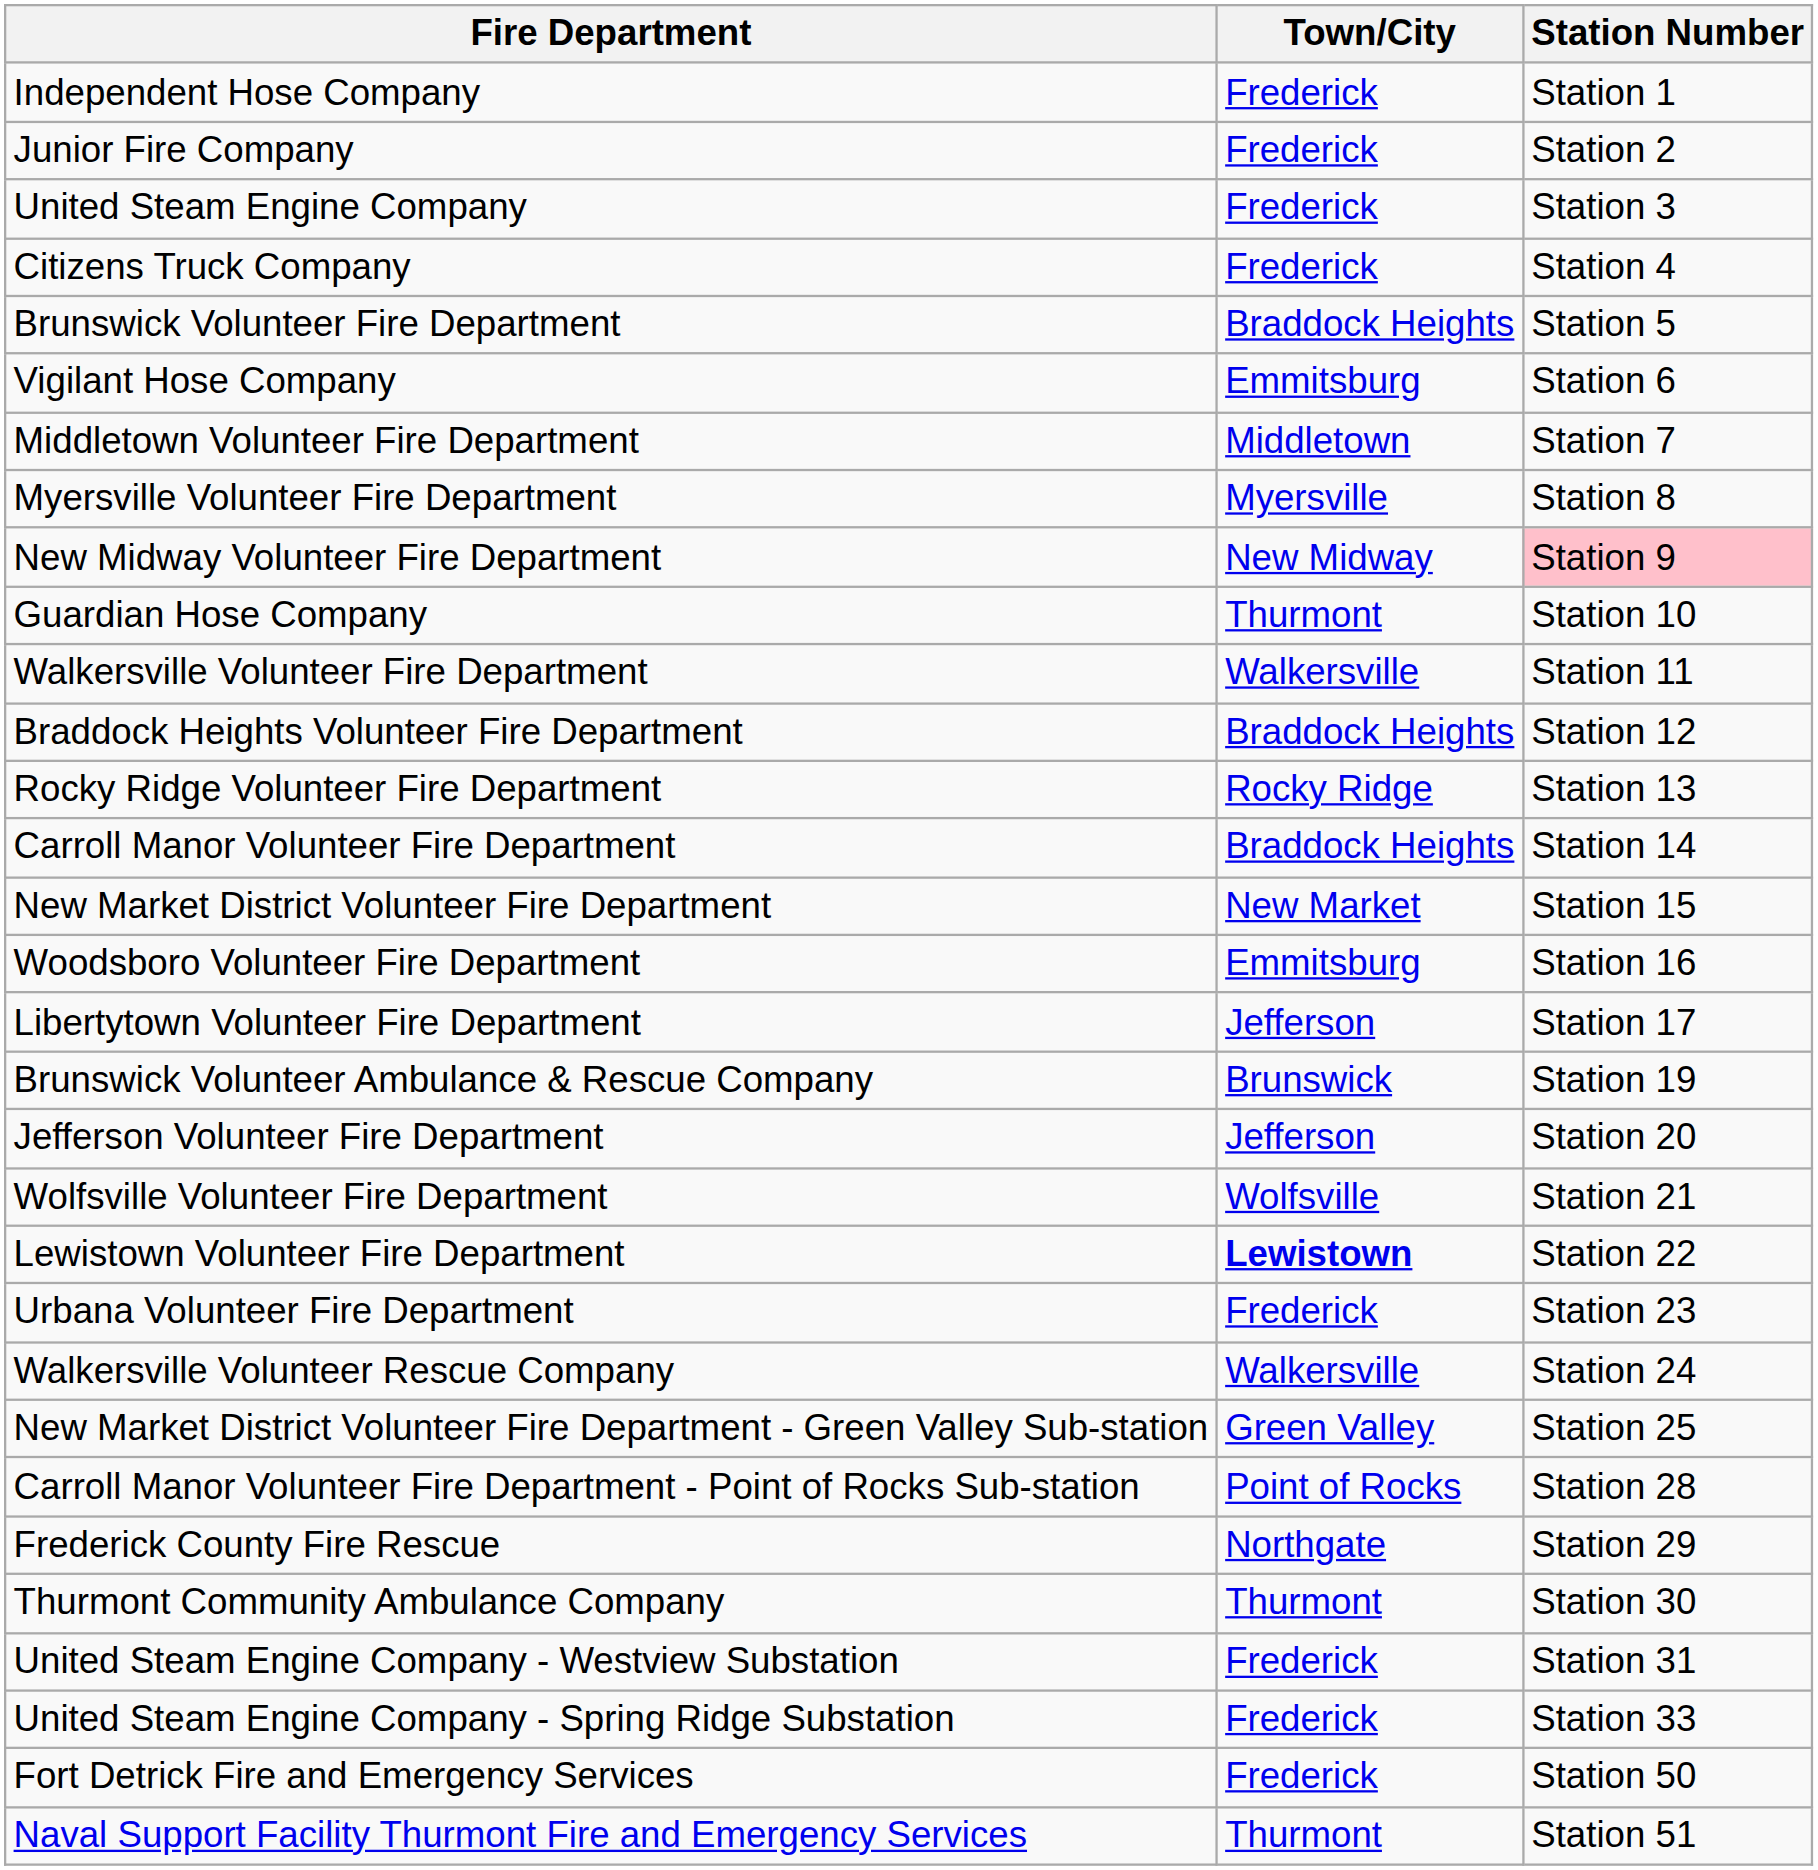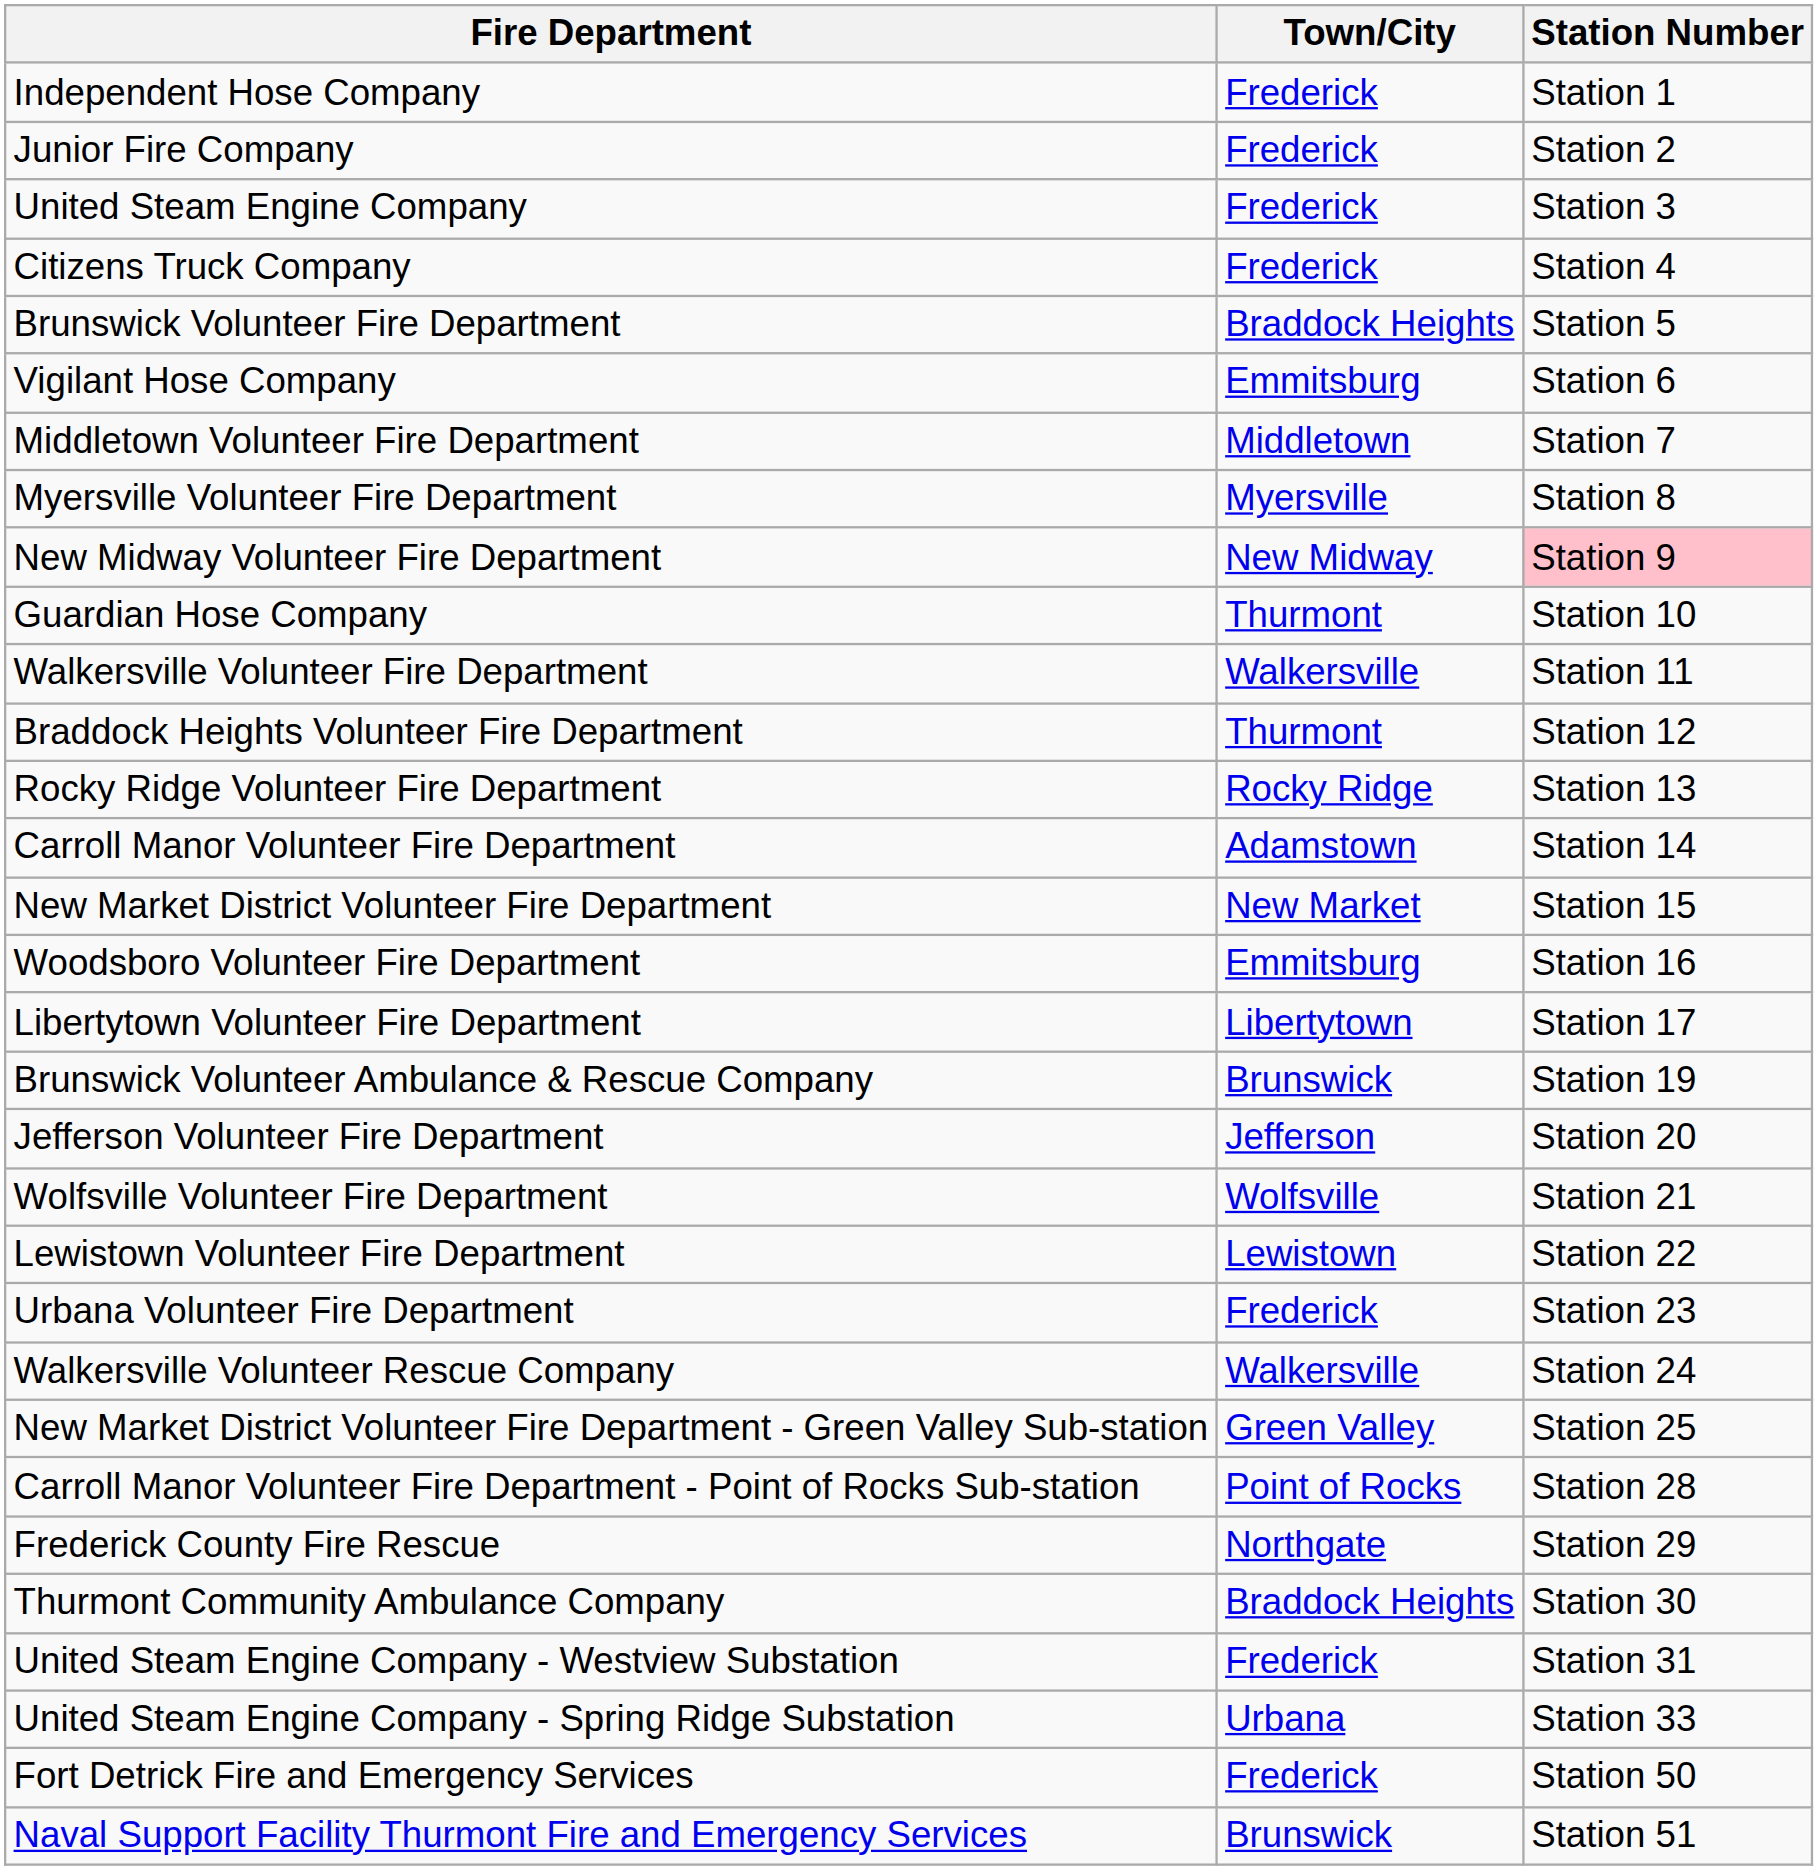(1370, 730) Braddock Heights -> (1304, 730) Thurmont
(1370, 847) Braddock Heights -> (1321, 847) Adamstown
(1300, 1021) Jefferson -> (1319, 1021) Libertytown
(1319, 1253) bold -> (1311, 1253) normal
(1304, 1602) Thurmont -> (1370, 1602) Braddock Heights
(1301, 1718) Frederick -> (1285, 1718) Urbana
(1304, 1834) Thurmont -> (1309, 1834) Brunswick
